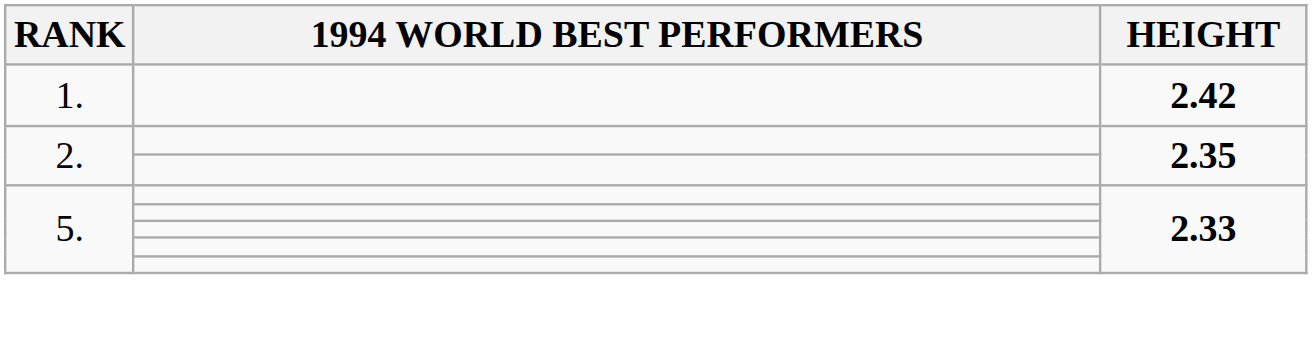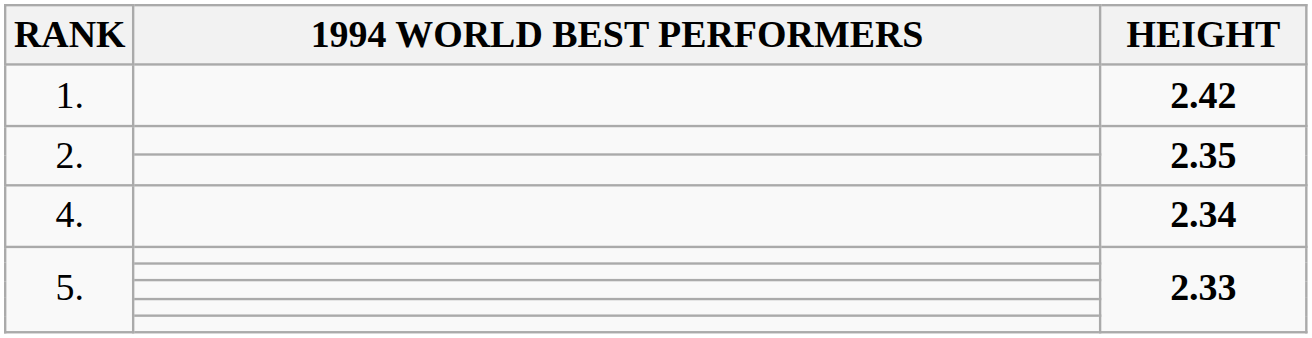+ row: (70, 214)
